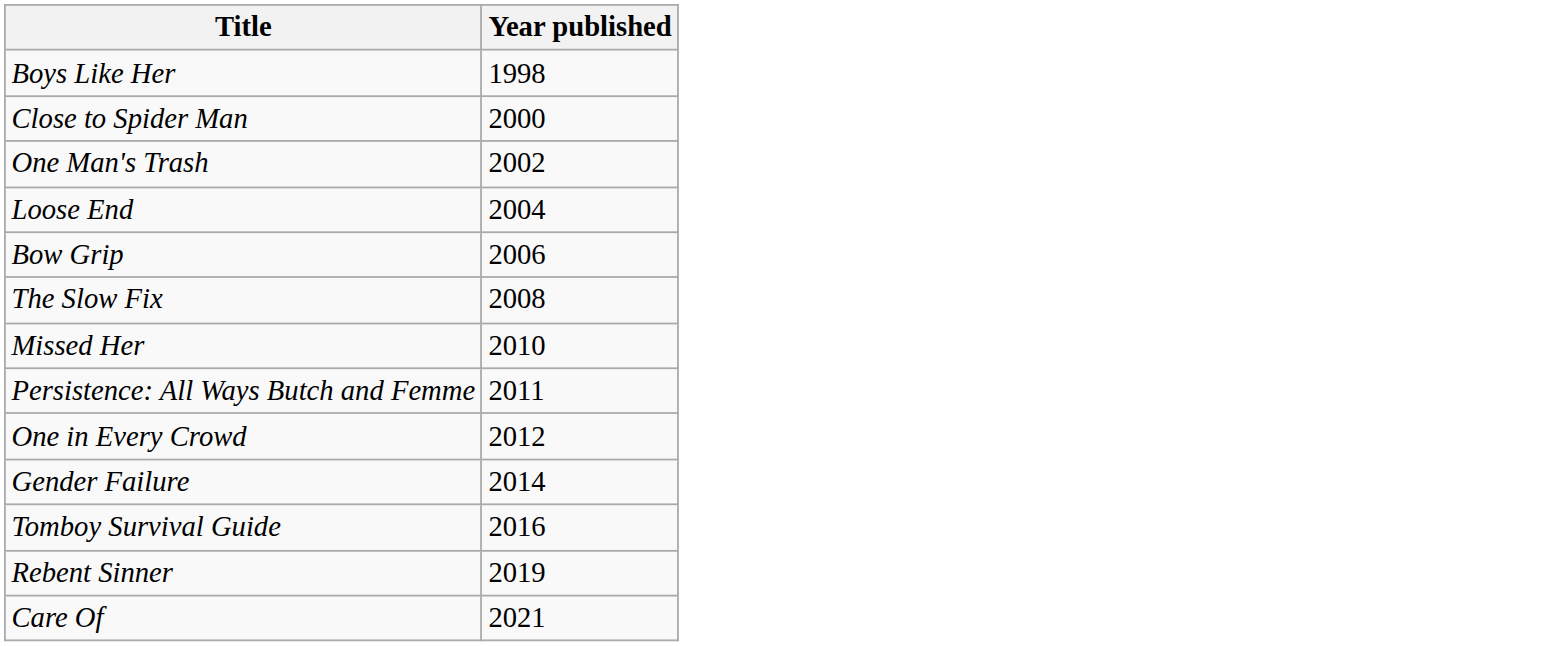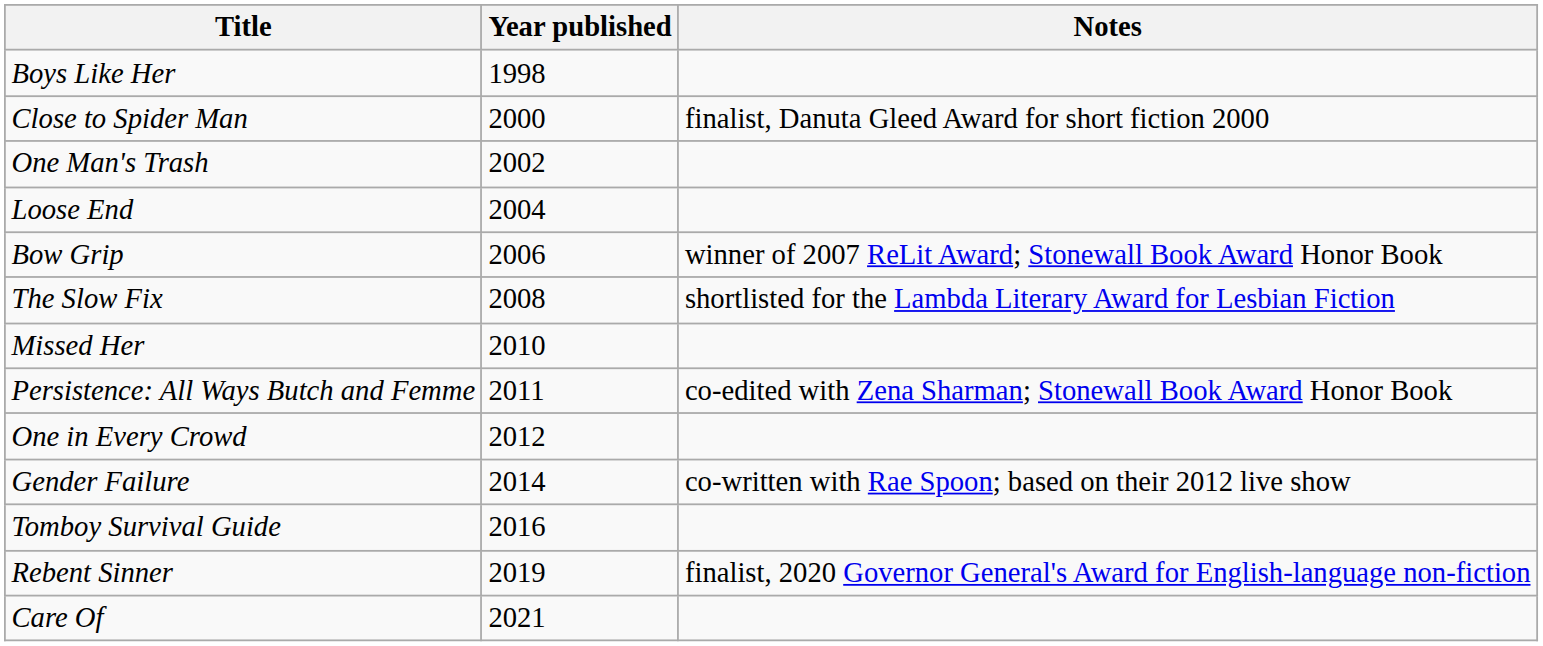+ column: (1108, 27)
